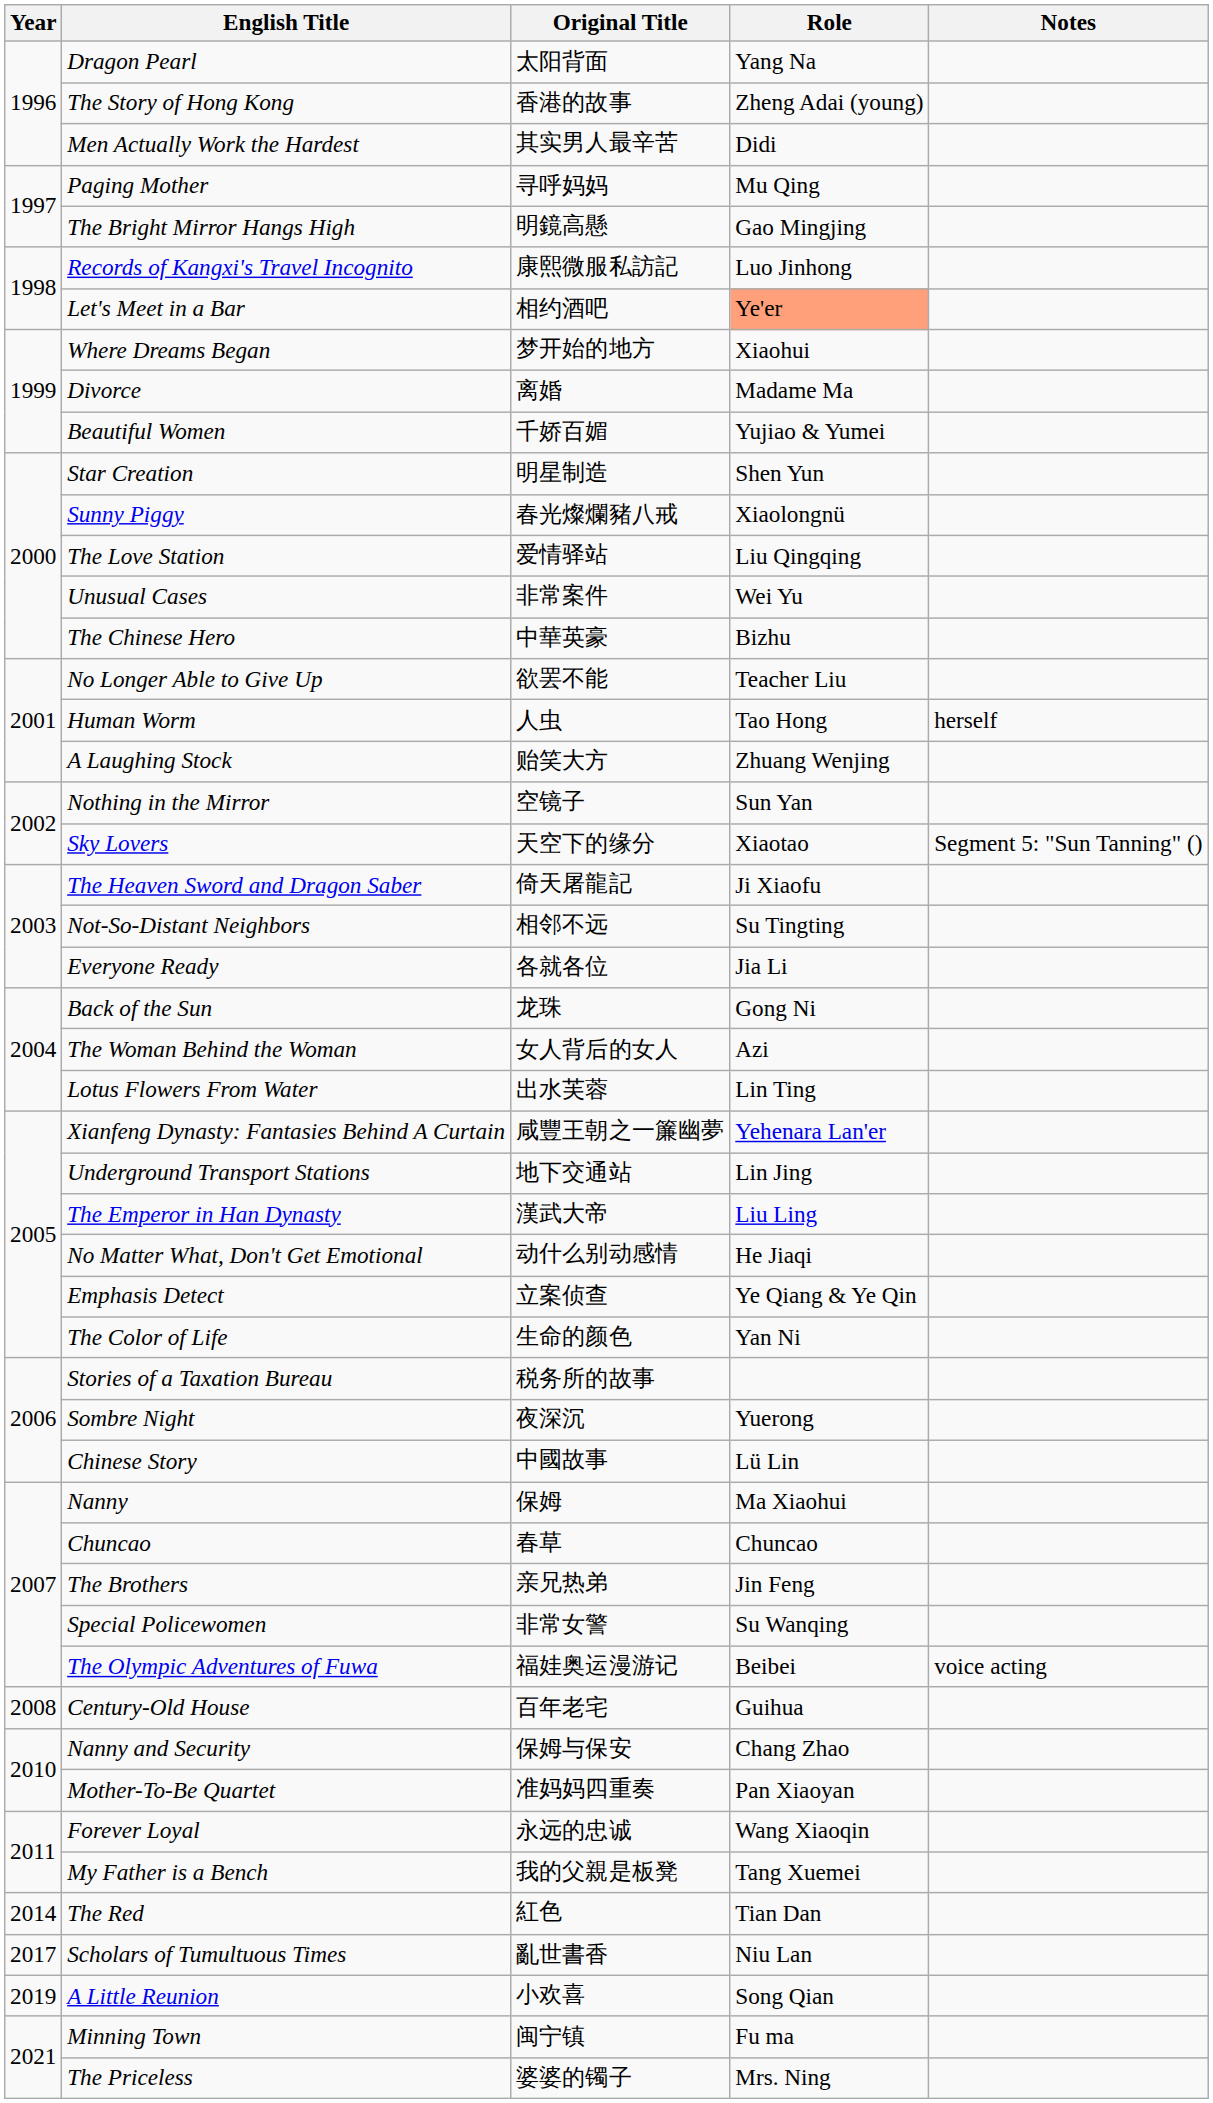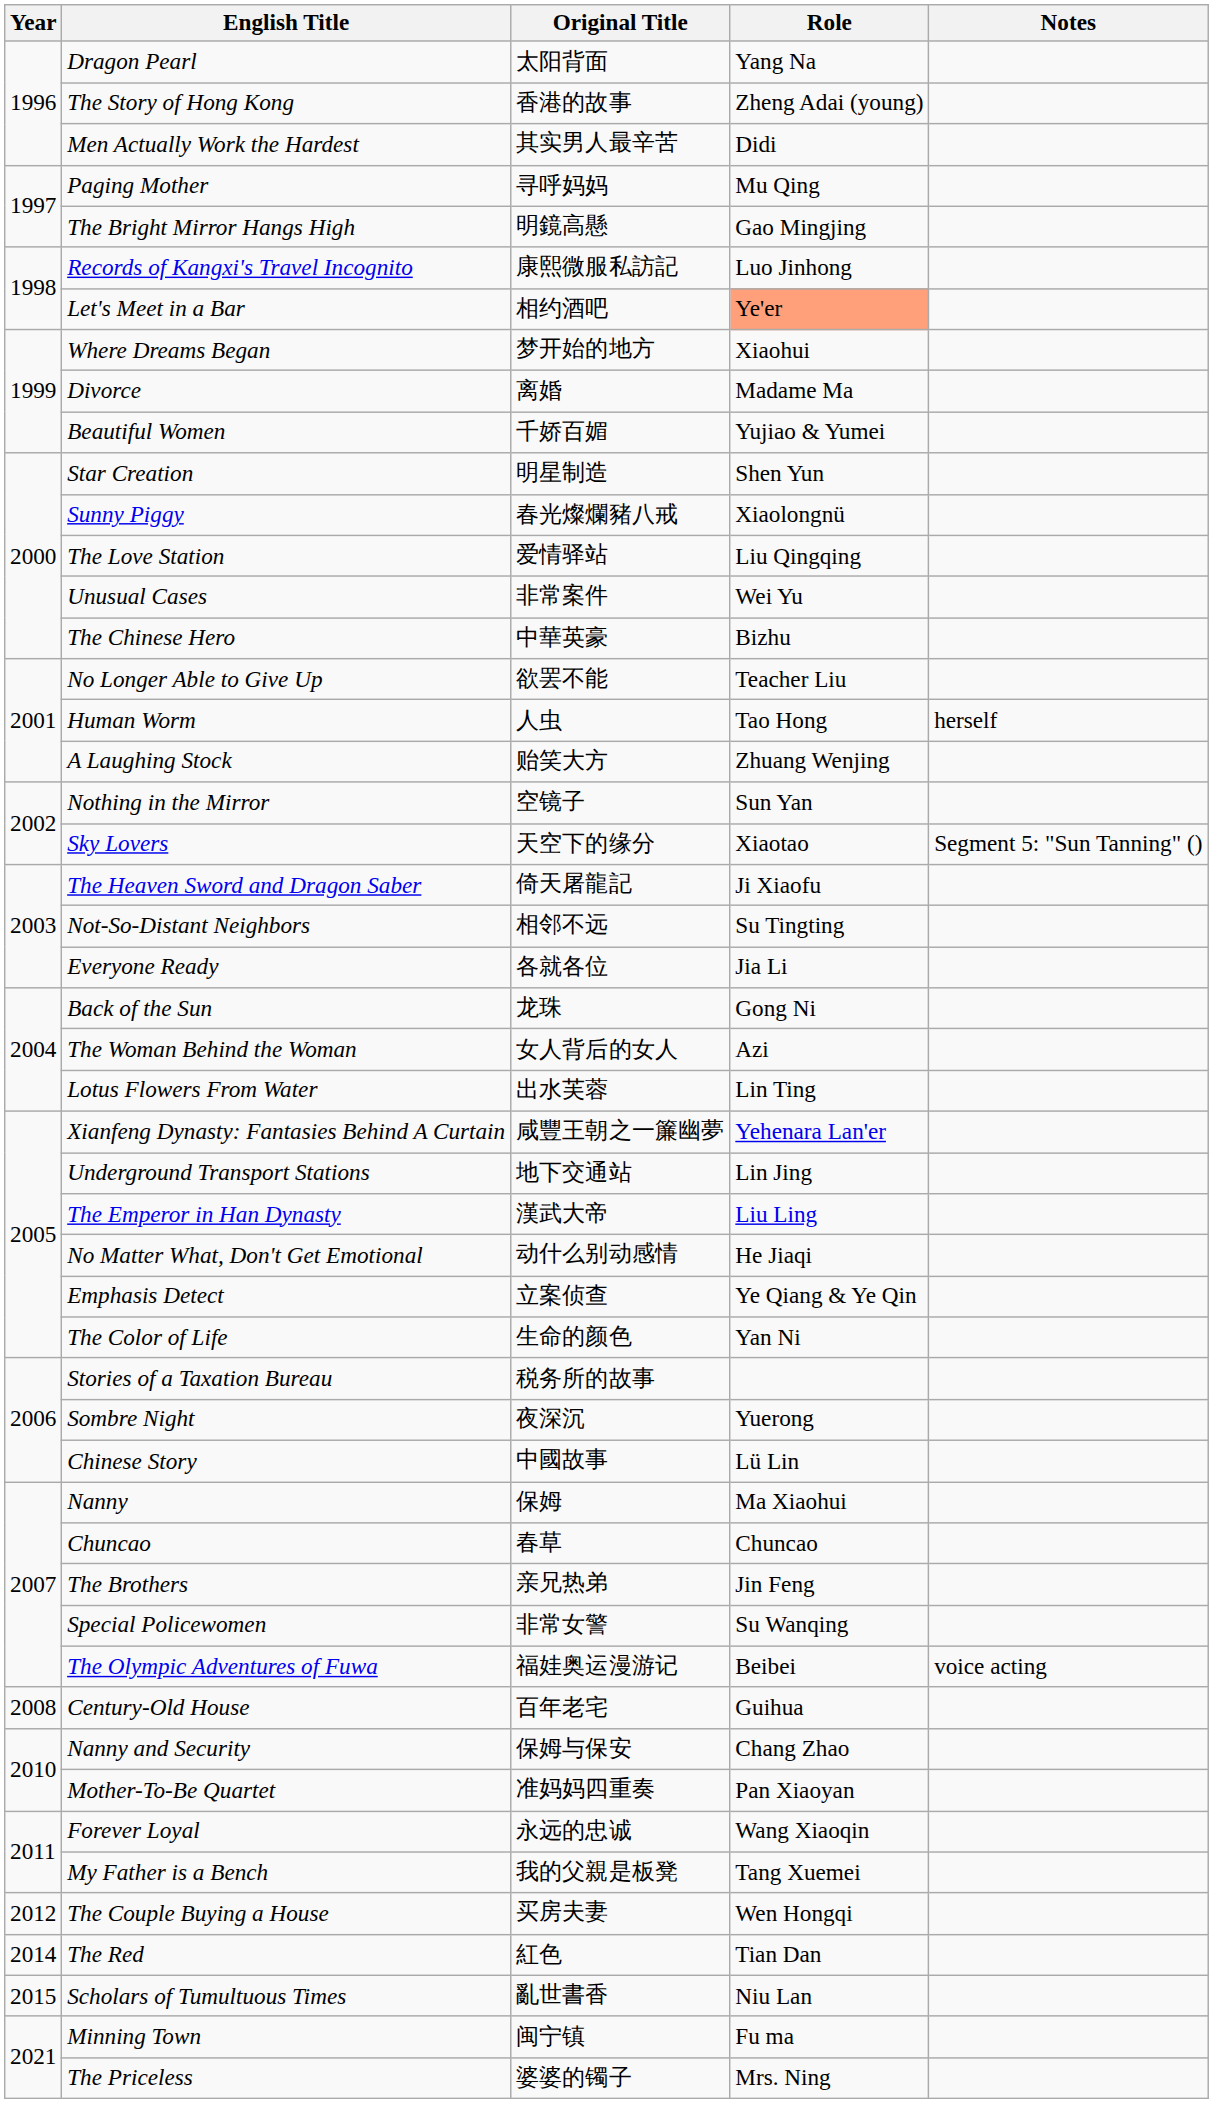+ row: (198, 1913)
(33, 1954) 2017 -> (33, 1995) 2015
- row: (143, 1995)
